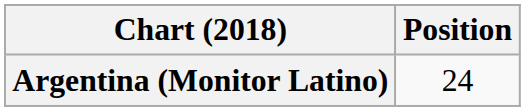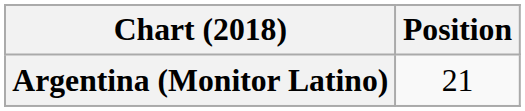(458, 79) 24 -> (458, 79) 21
